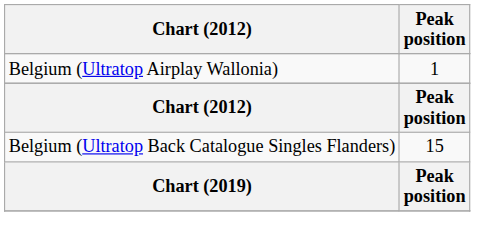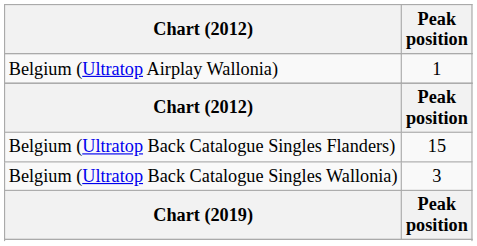+ row: (203, 175)
